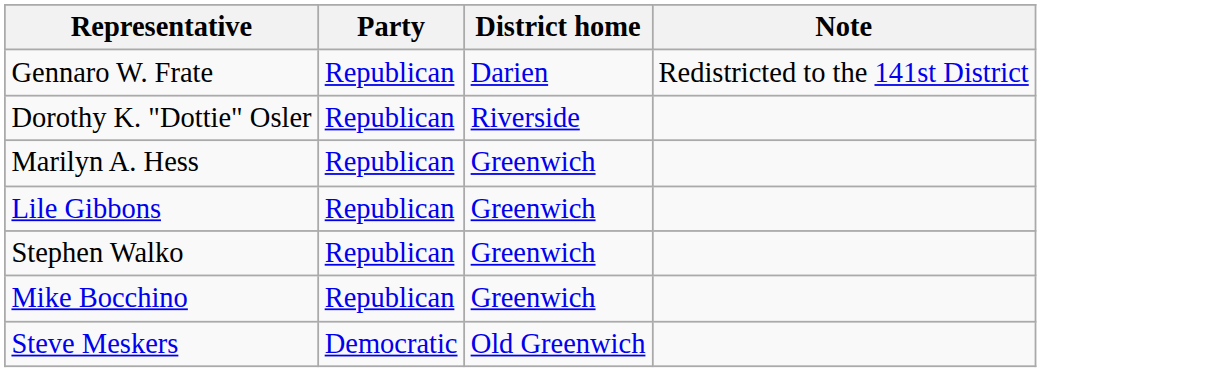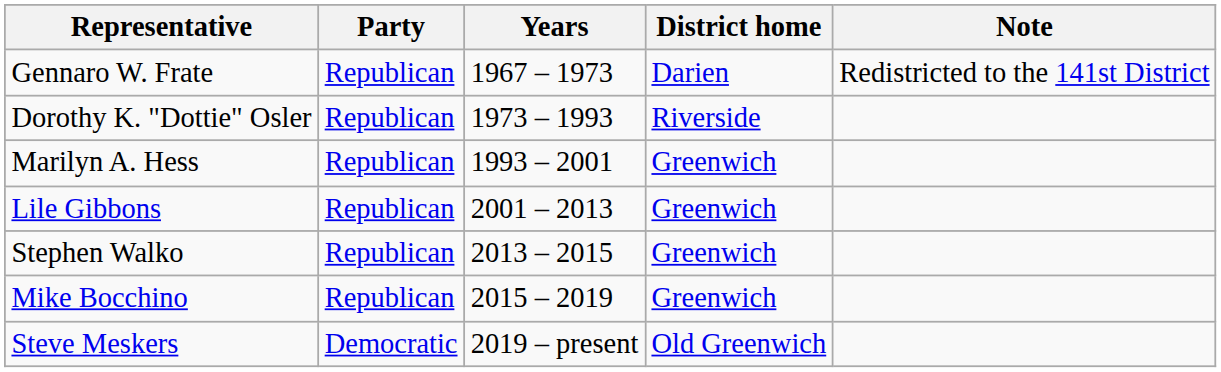+ column: (554, 27)
